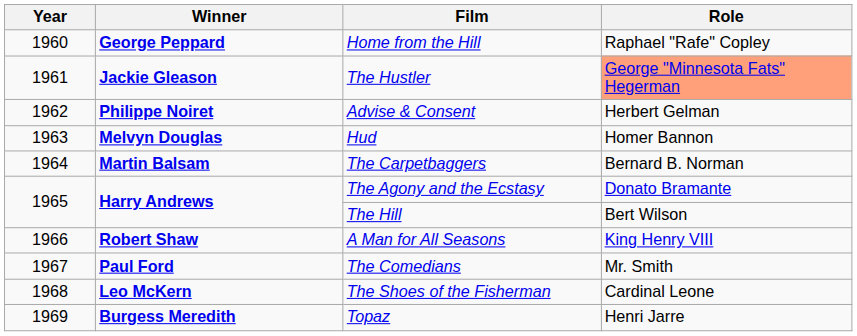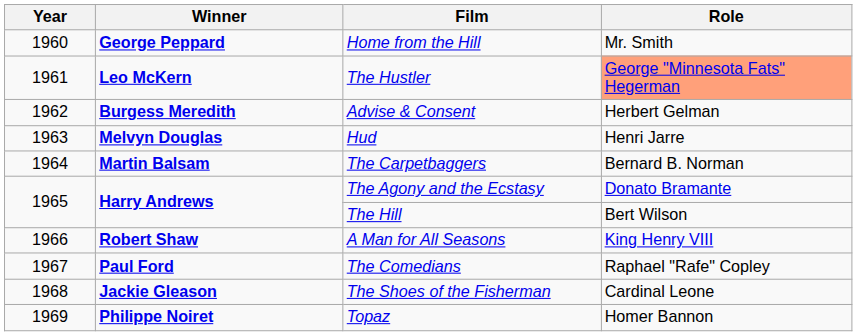(687, 42) Raphael "Rafe" Copley -> (639, 42) Mr. Smith
(158, 77) Jackie Gleason -> (145, 77) Leo McKern
(156, 112) Philippe Noiret -> (167, 112) Burgess Meredith
(659, 138) Homer Bannon -> (645, 138) Henri Jarre
(639, 266) Mr. Smith -> (687, 266) Raphael "Rafe" Copley
(145, 291) Leo McKern -> (158, 291) Jackie Gleason
(167, 317) Burgess Meredith -> (156, 317) Philippe Noiret
(645, 317) Henri Jarre -> (659, 317) Homer Bannon
